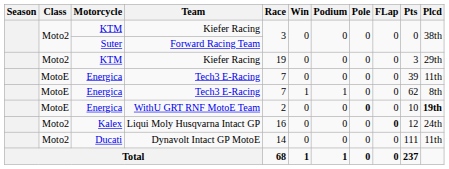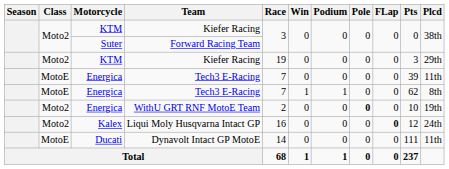(55, 108) MotoE -> (56, 108) Moto2
(432, 108) bold -> (433, 108) normal
(56, 140) Moto2 -> (55, 140) MotoE
